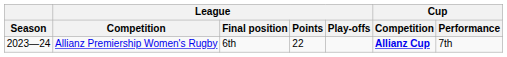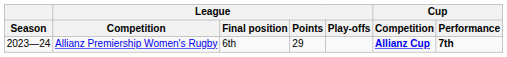(298, 44) 22 -> (298, 44) 29
(445, 44) normal -> (446, 44) bold
